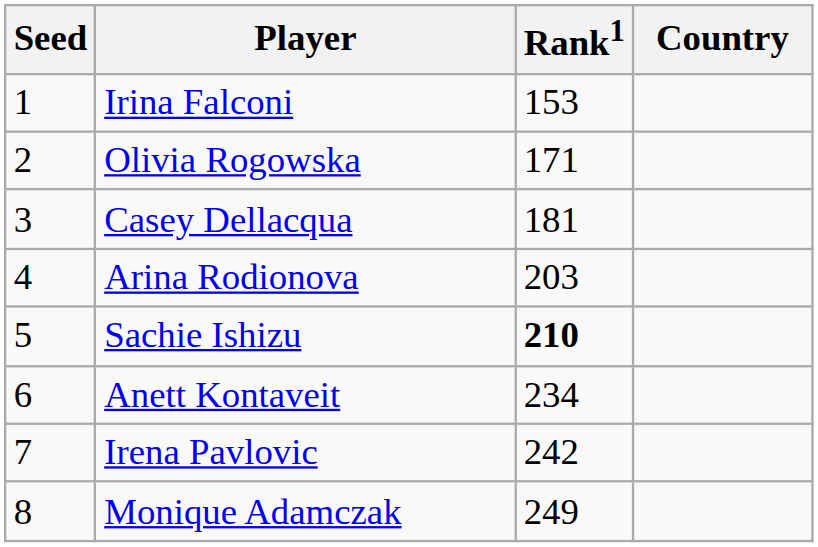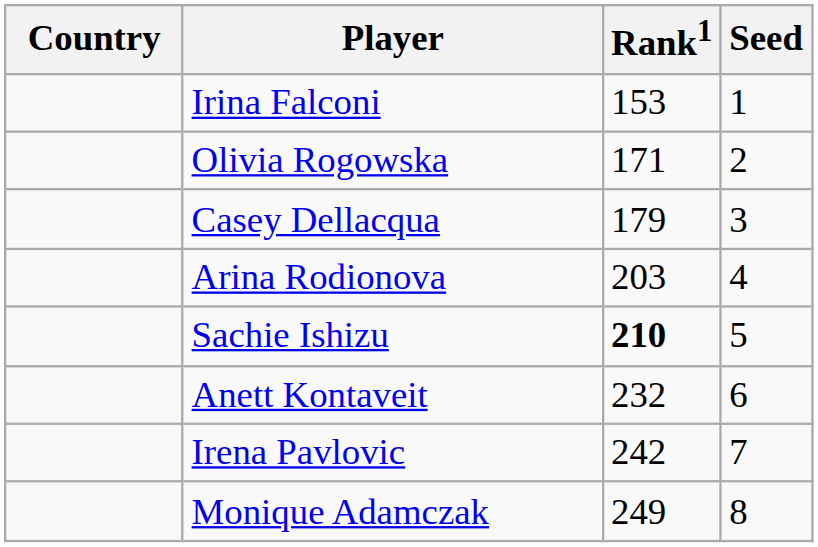columns swapped: (722, 38) <-> (50, 38)
(551, 218) 181 -> (639, 218) 179
(551, 393) 234 -> (639, 393) 232
